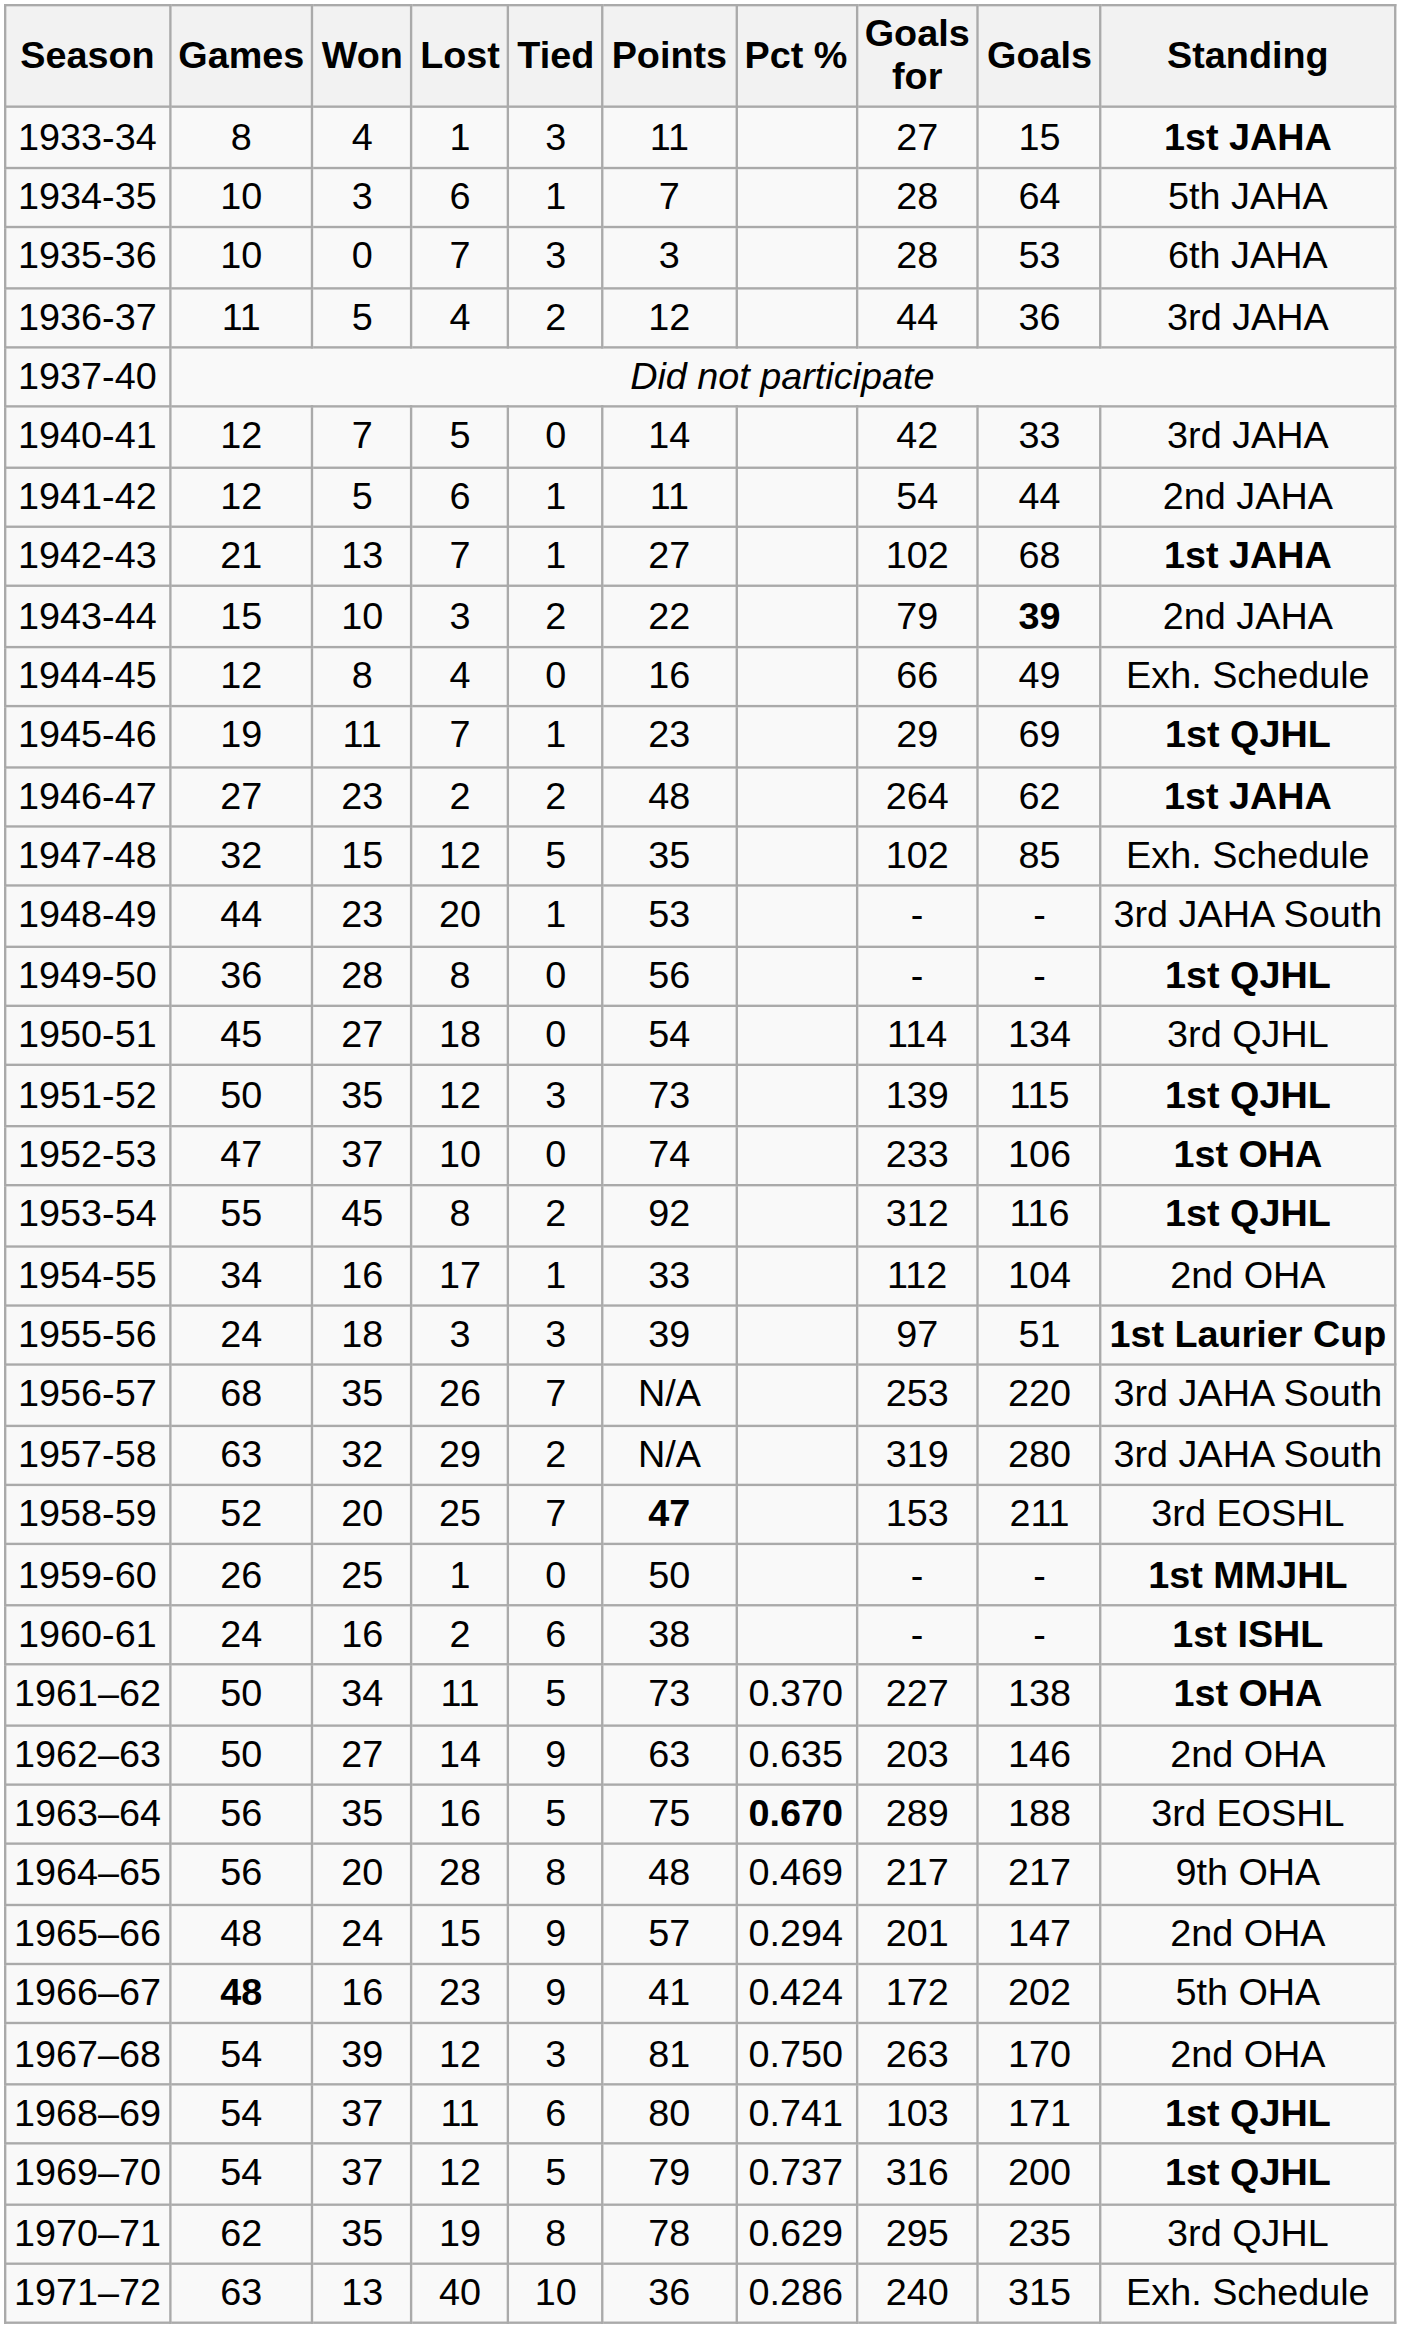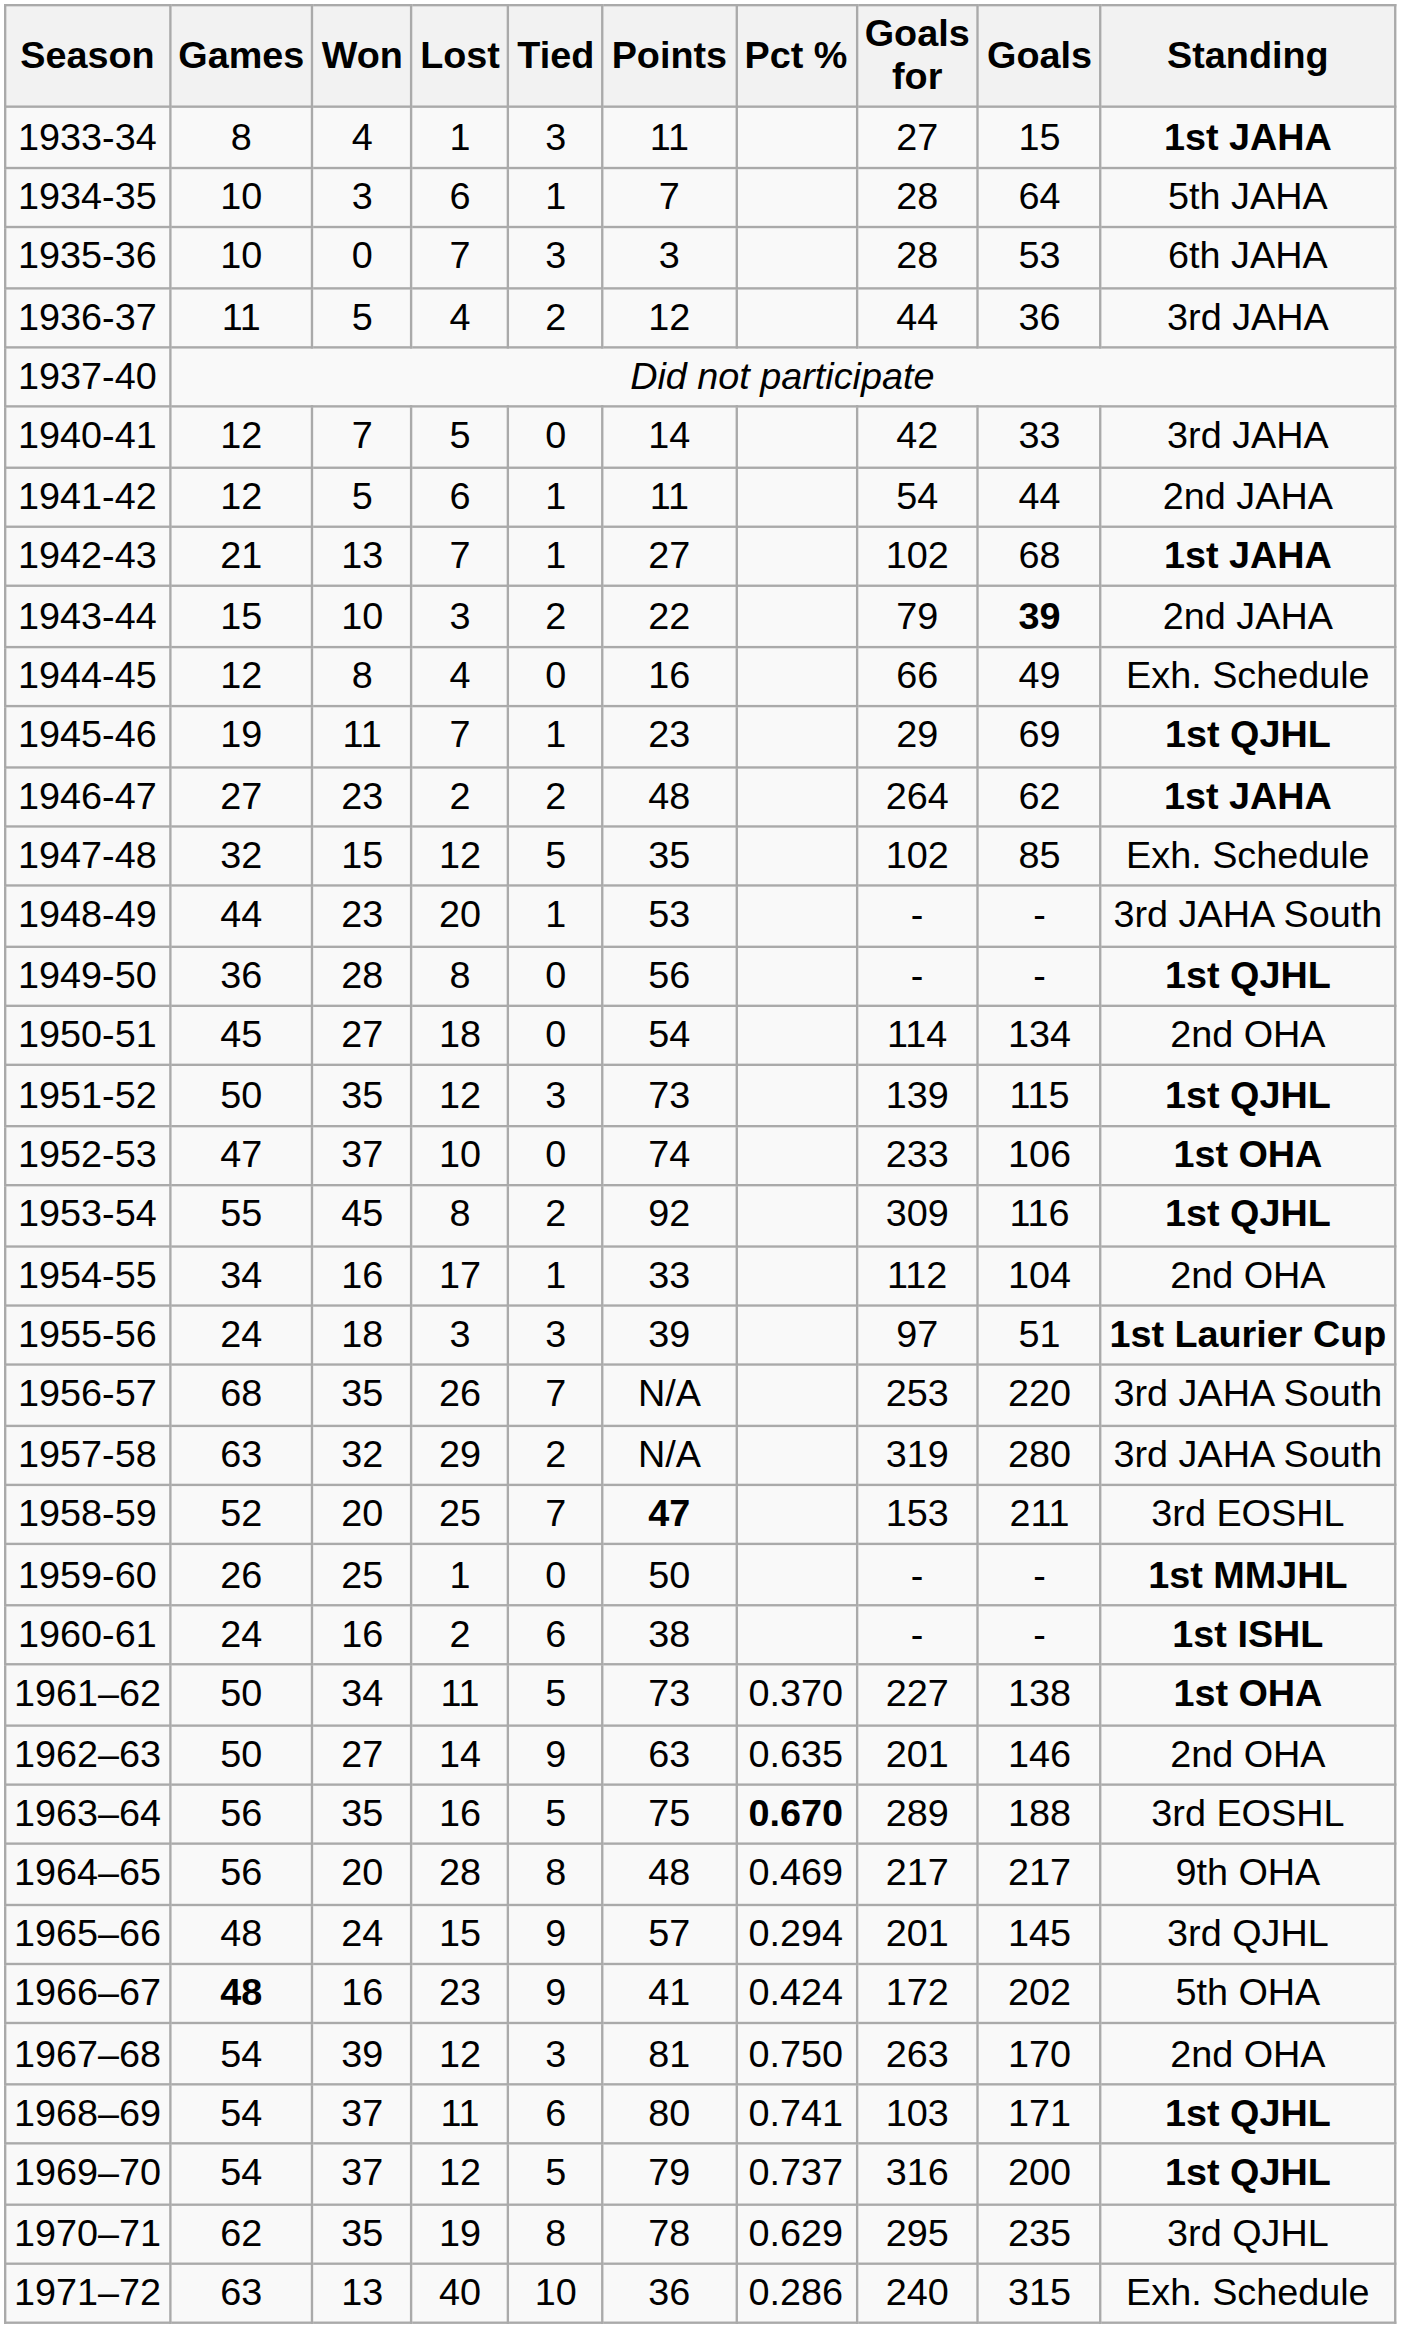(1248, 1035) 3rd QJHL -> (1248, 1035) 2nd OHA
(917, 1214) 312 -> (917, 1214) 309
(917, 1753) 203 -> (917, 1753) 201
(1040, 1933) 147 -> (1040, 1933) 145
(1248, 1933) 2nd OHA -> (1248, 1933) 3rd QJHL
